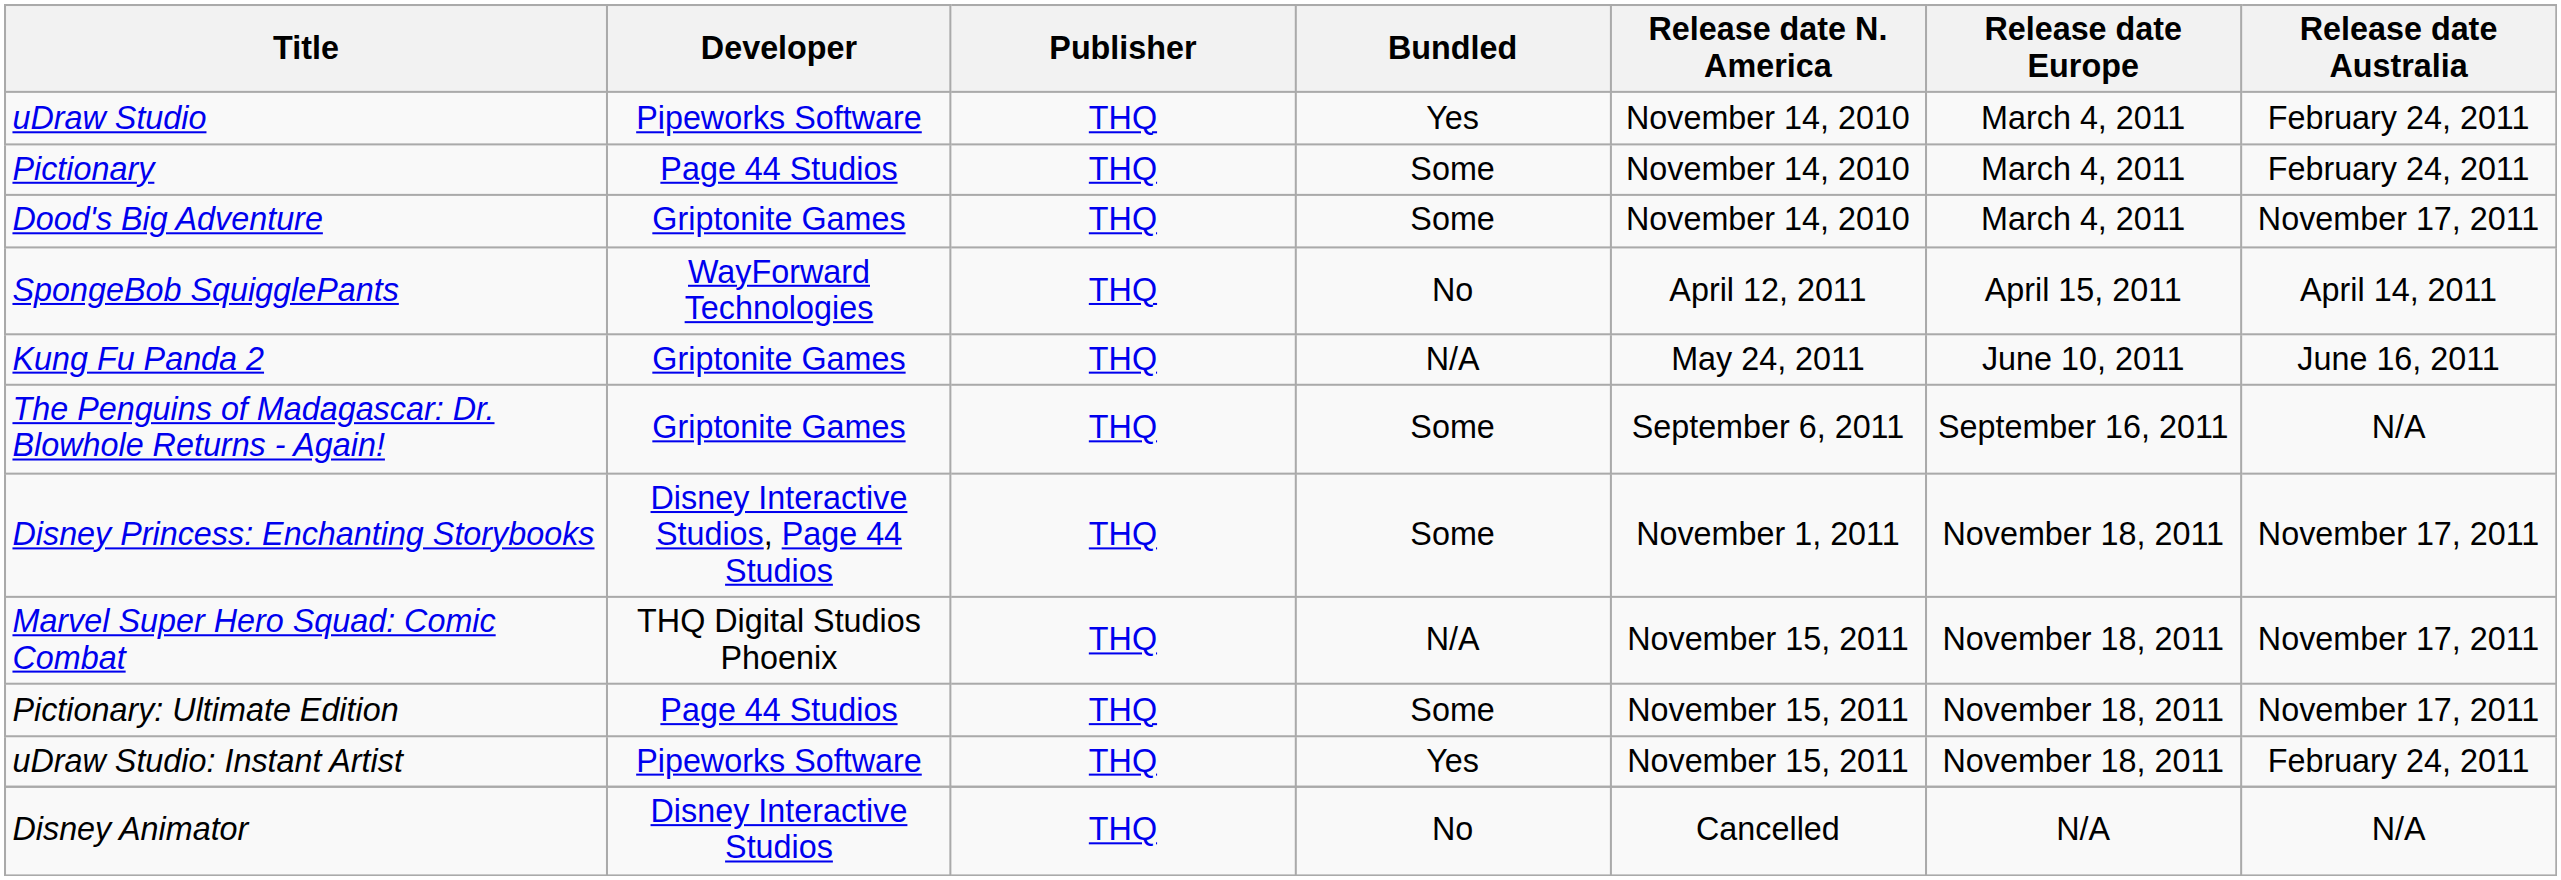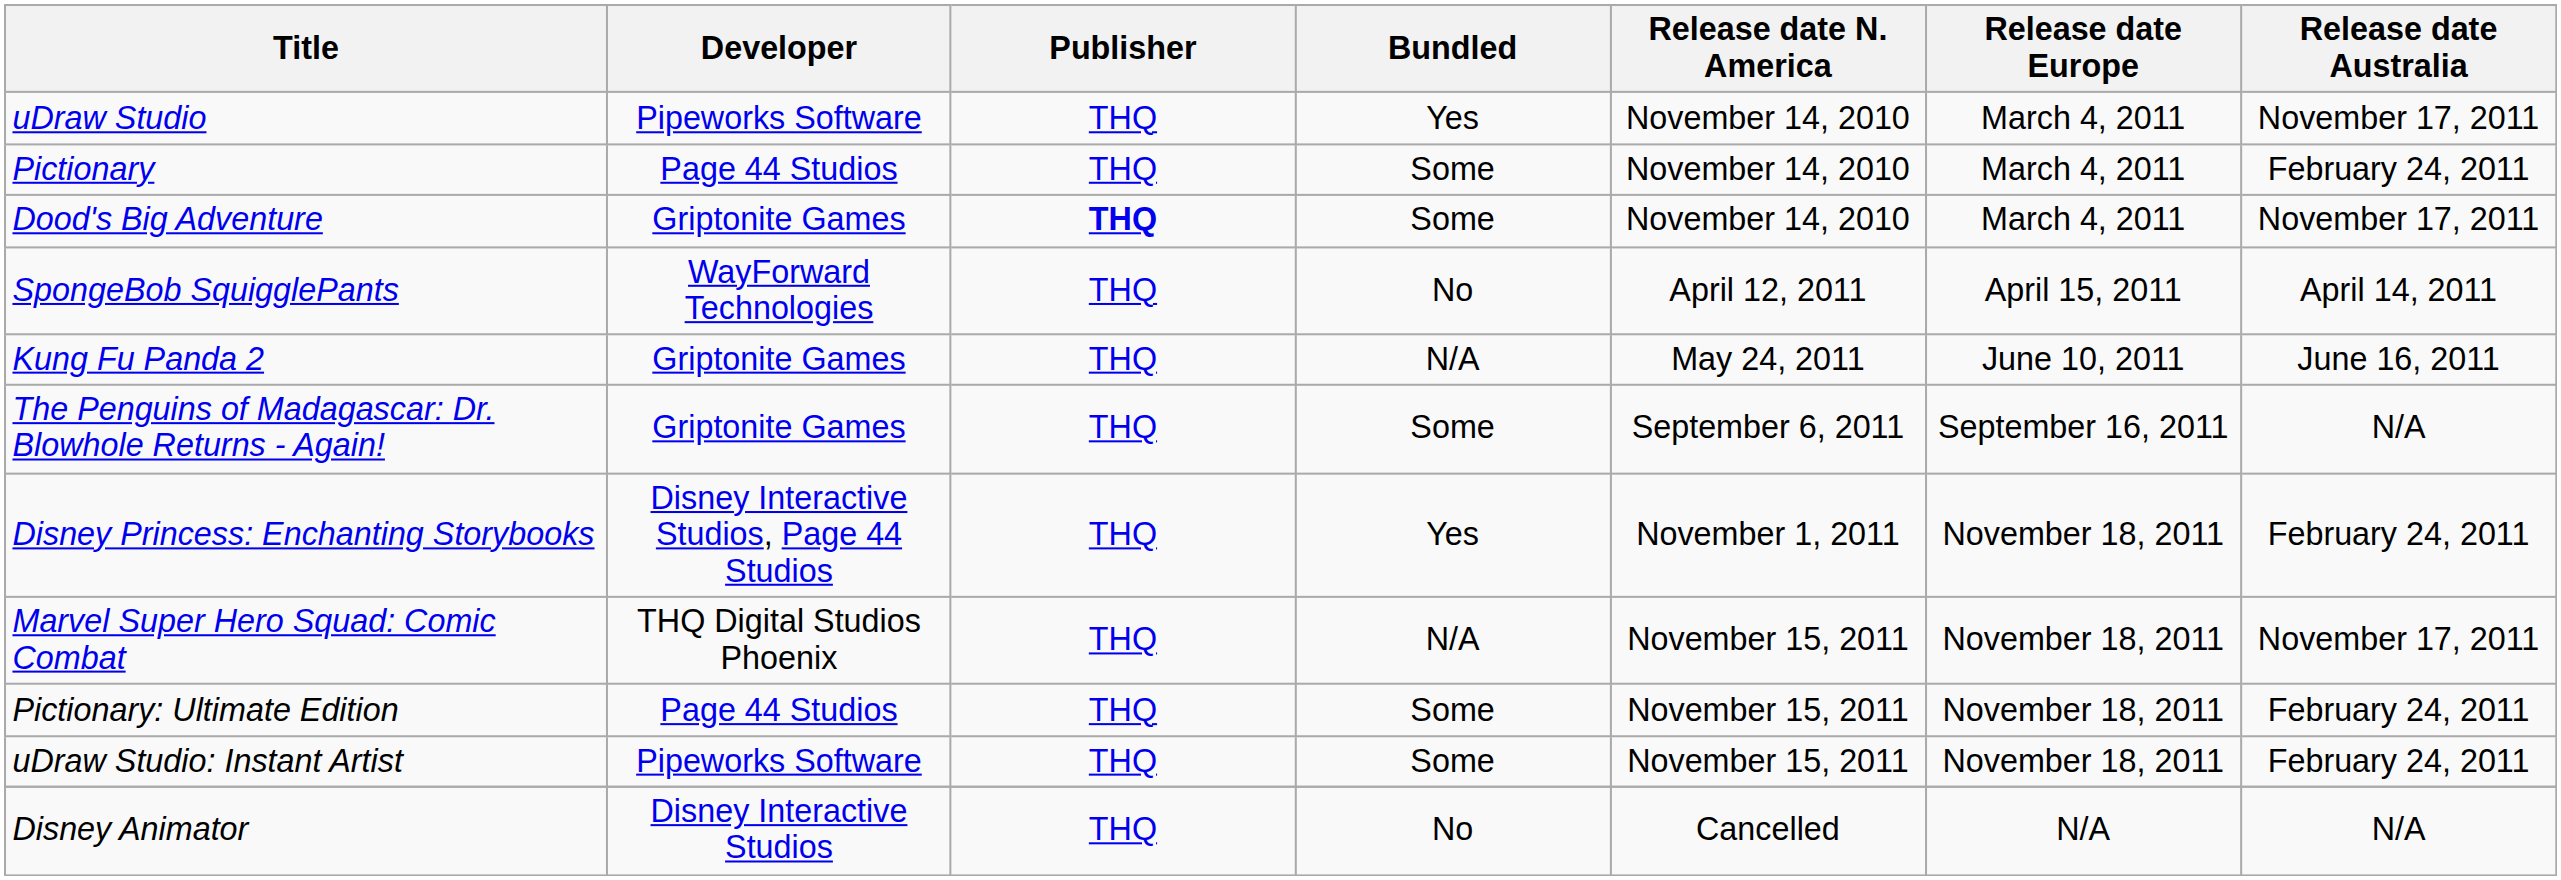(2399, 117) February 24, 2011 -> (2399, 117) November 17, 2011
(1123, 220) normal -> (1123, 220) bold
(1453, 534) Some -> (1453, 534) Yes
(2399, 534) November 17, 2011 -> (2399, 534) February 24, 2011
(2399, 709) November 17, 2011 -> (2399, 709) February 24, 2011
(1453, 760) Yes -> (1453, 760) Some
